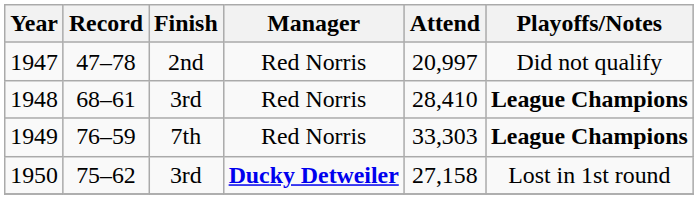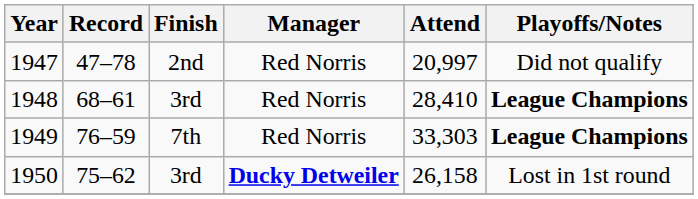(445, 174) 27,158 -> (445, 174) 26,158
